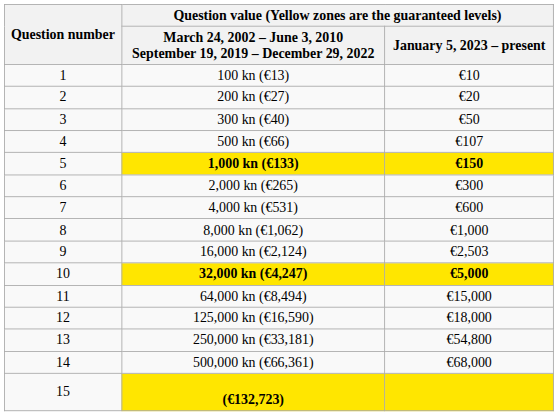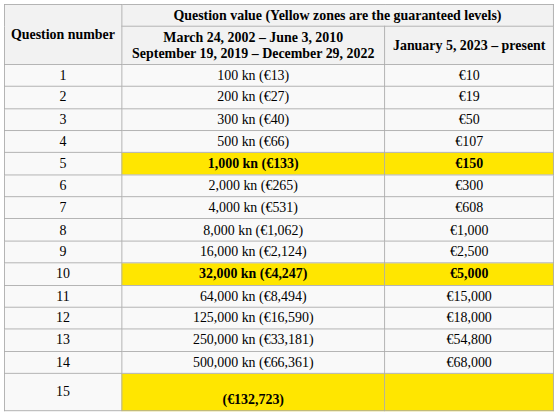(469, 97) €20 -> (469, 97) €19
(469, 207) €600 -> (469, 207) €608
(469, 251) €2,503 -> (469, 251) €2,500
